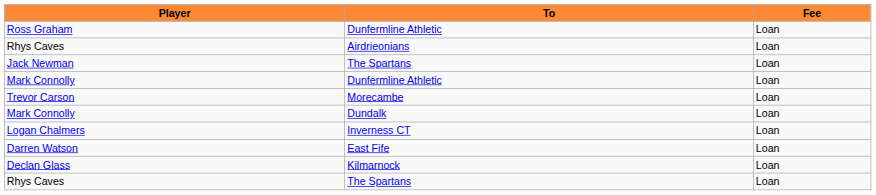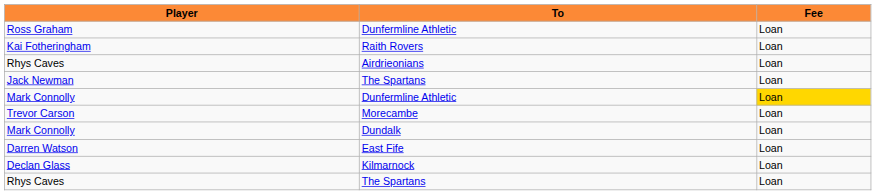+ row: (49, 47)
(768, 80) no background -> (771, 97) gold background
- row: (46, 131)
